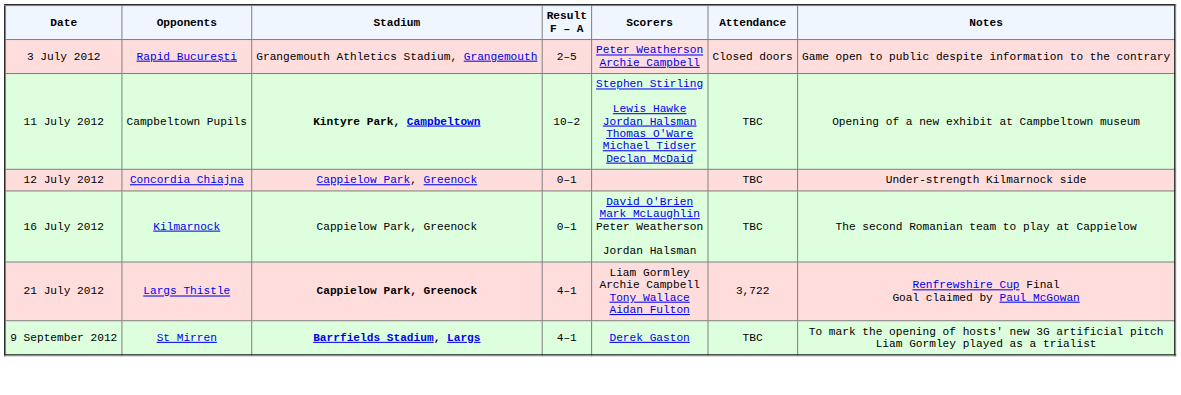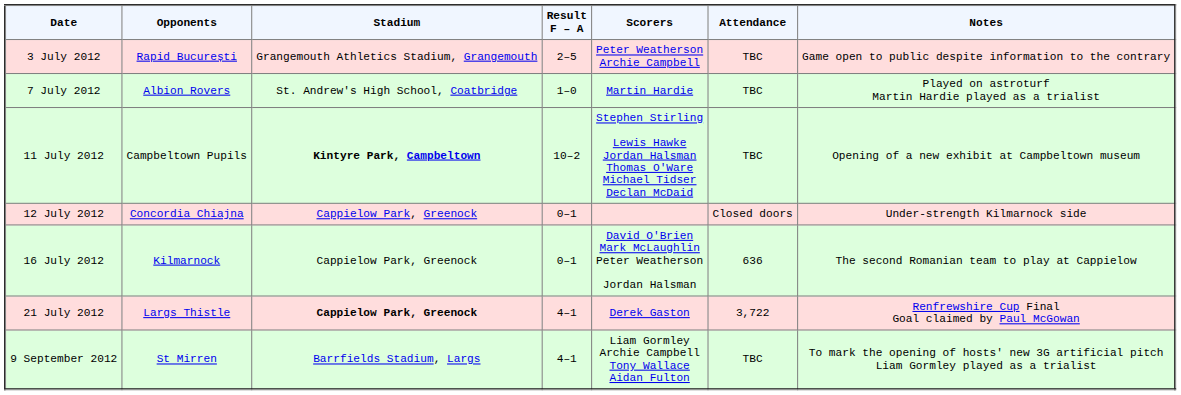(753, 57) Closed doors -> (753, 57) TBC
+ row: (64, 91)
(753, 180) TBC -> (753, 214) Closed doors
(753, 226) TBC -> (753, 260) 636
(650, 291) Liam Gormley Archie Campbell Tony Wallace Aidan Fulton -> (650, 313) Derek Gaston
(397, 338) bold -> (397, 359) normal
(650, 338) Derek Gaston -> (650, 359) Liam Gormley Archie Campbell Tony Wallace Aidan Fulton
